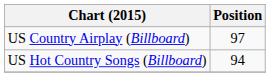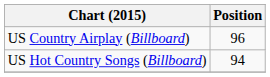(238, 38) 97 -> (238, 38) 96
